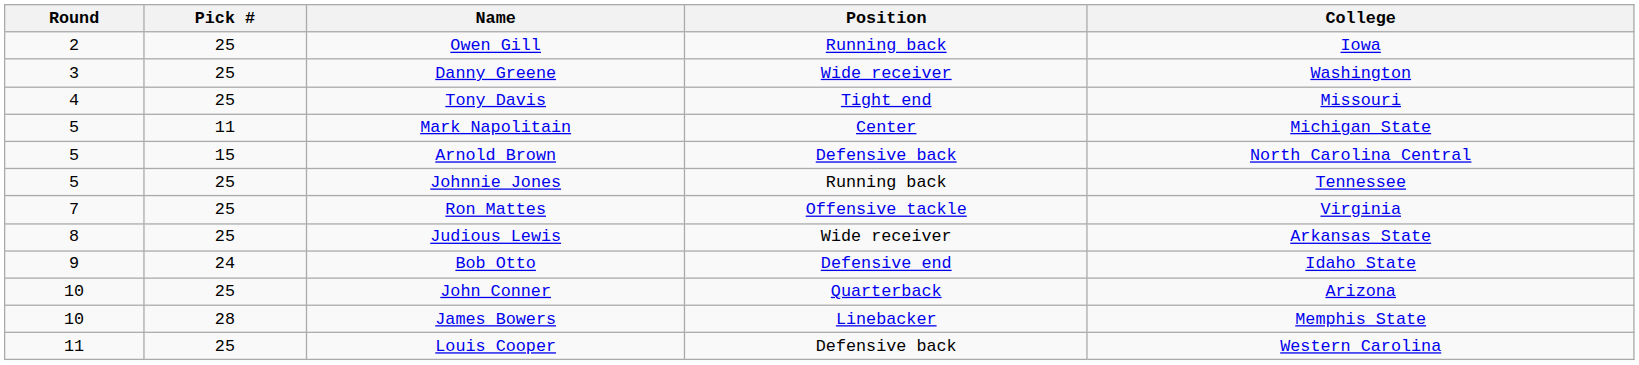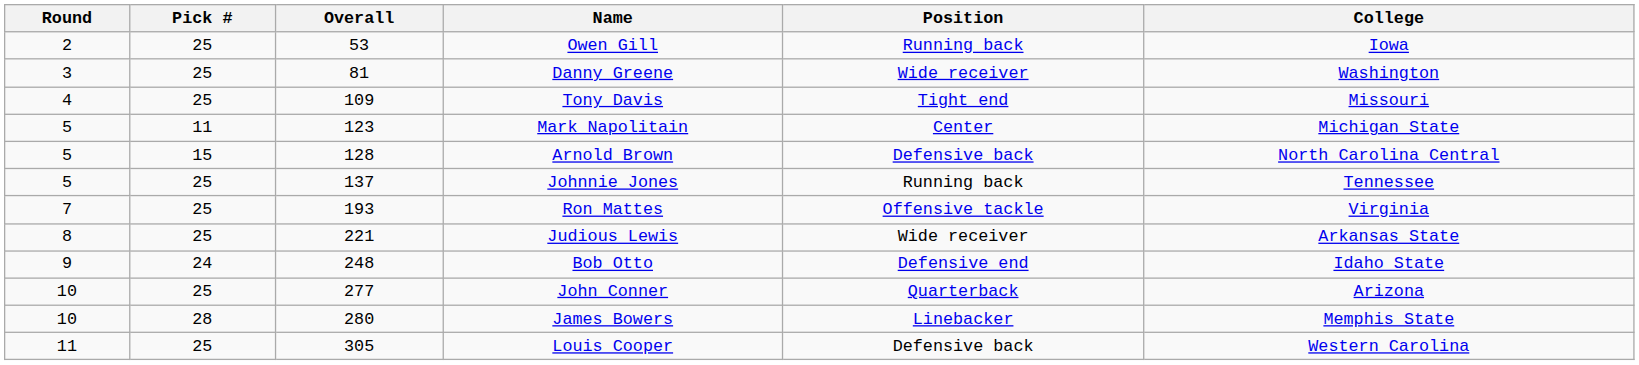+ column: (359, 18)
